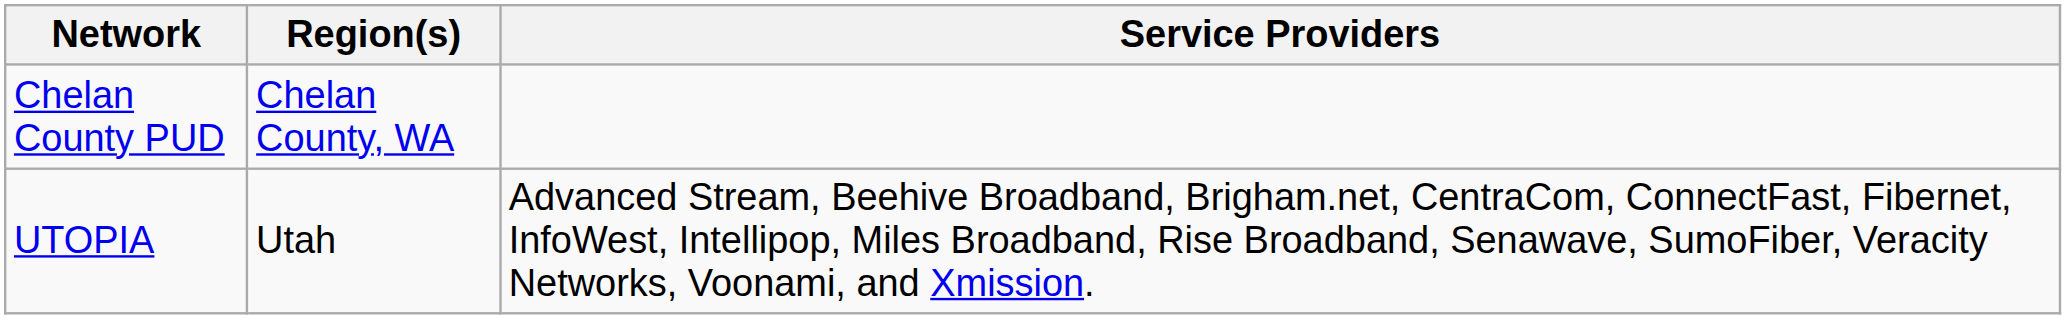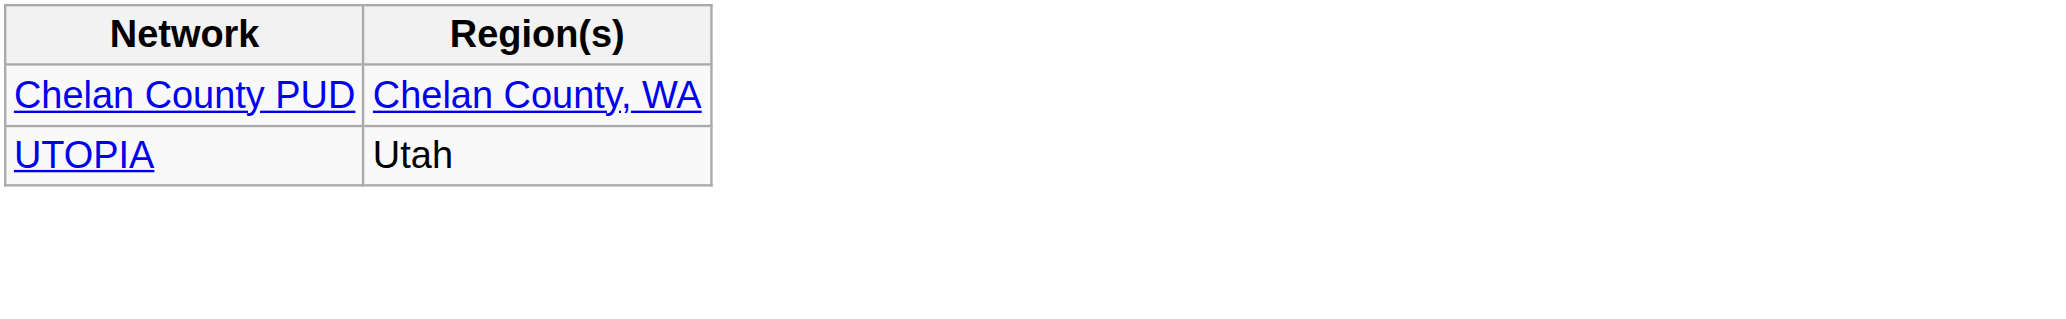- column: (1280, 34)
